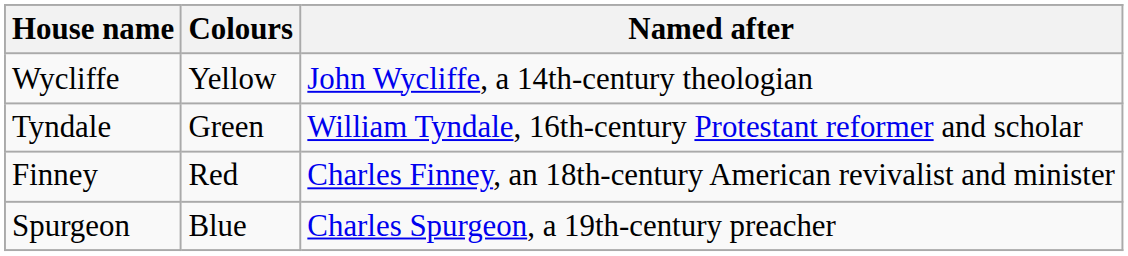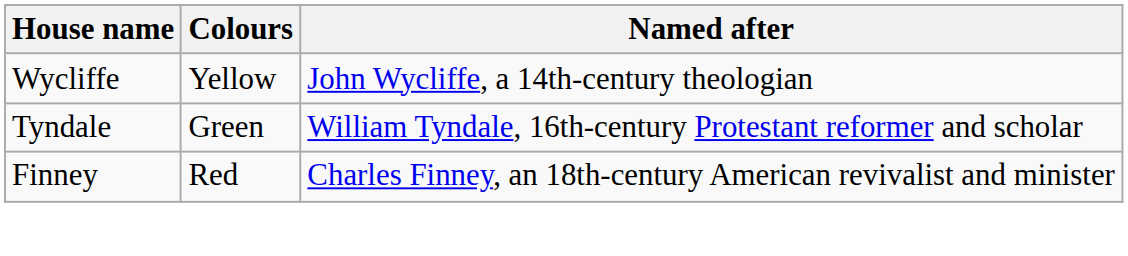- row: (71, 224)
